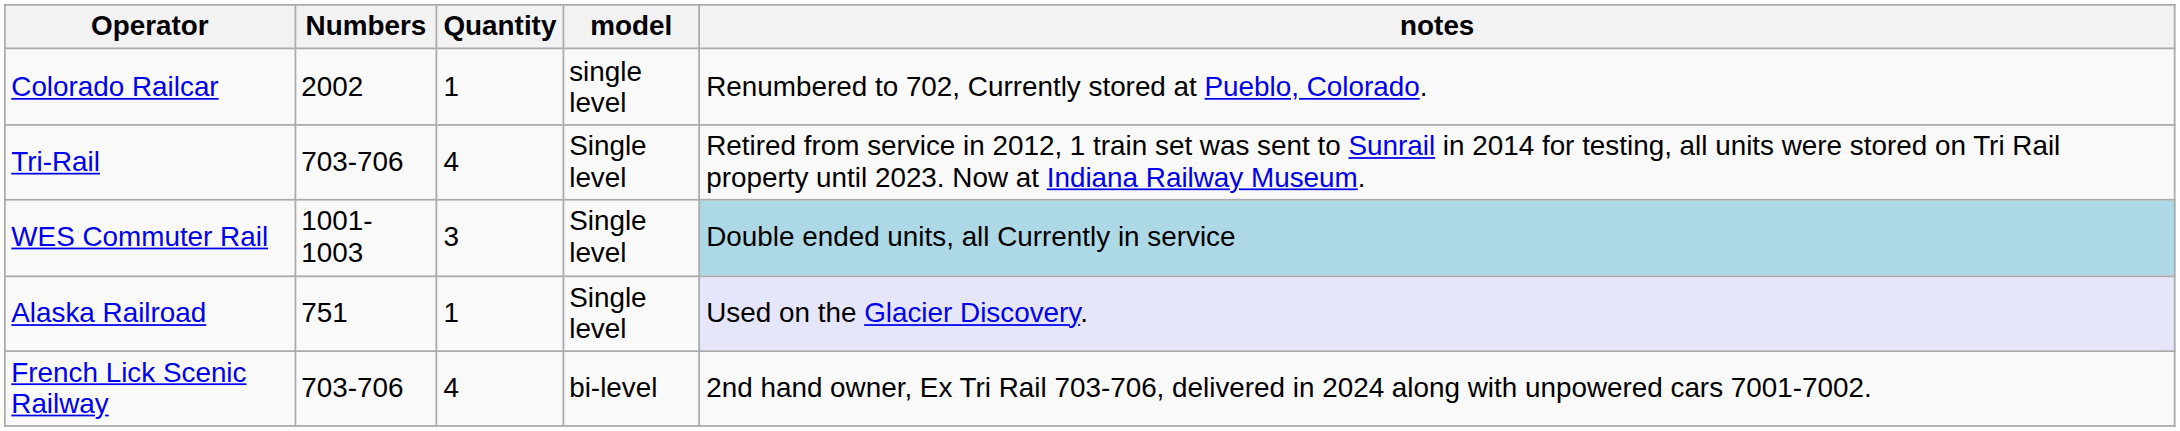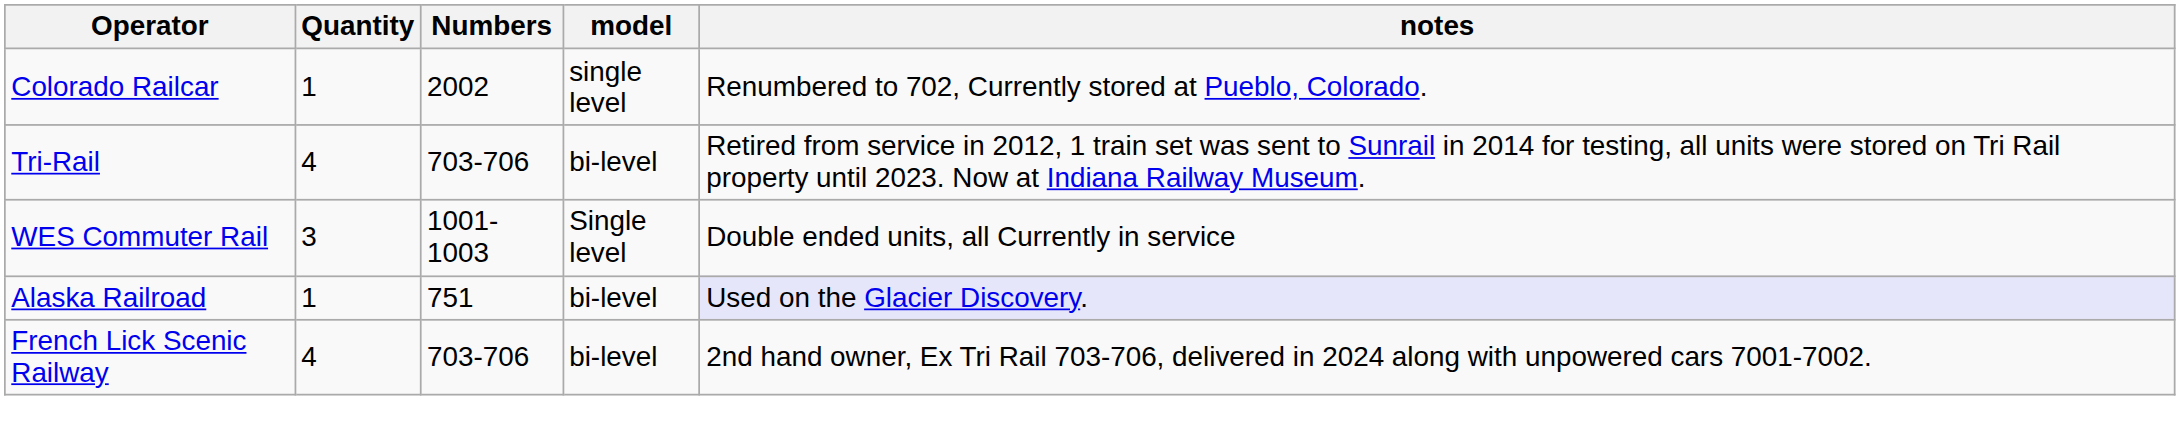columns swapped: (366, 26) <-> (500, 26)
(608, 161) Single level -> (613, 161) bi-level
(971, 237) lightblue background -> (971, 237) no background
(608, 312) Single level -> (613, 297) bi-level
